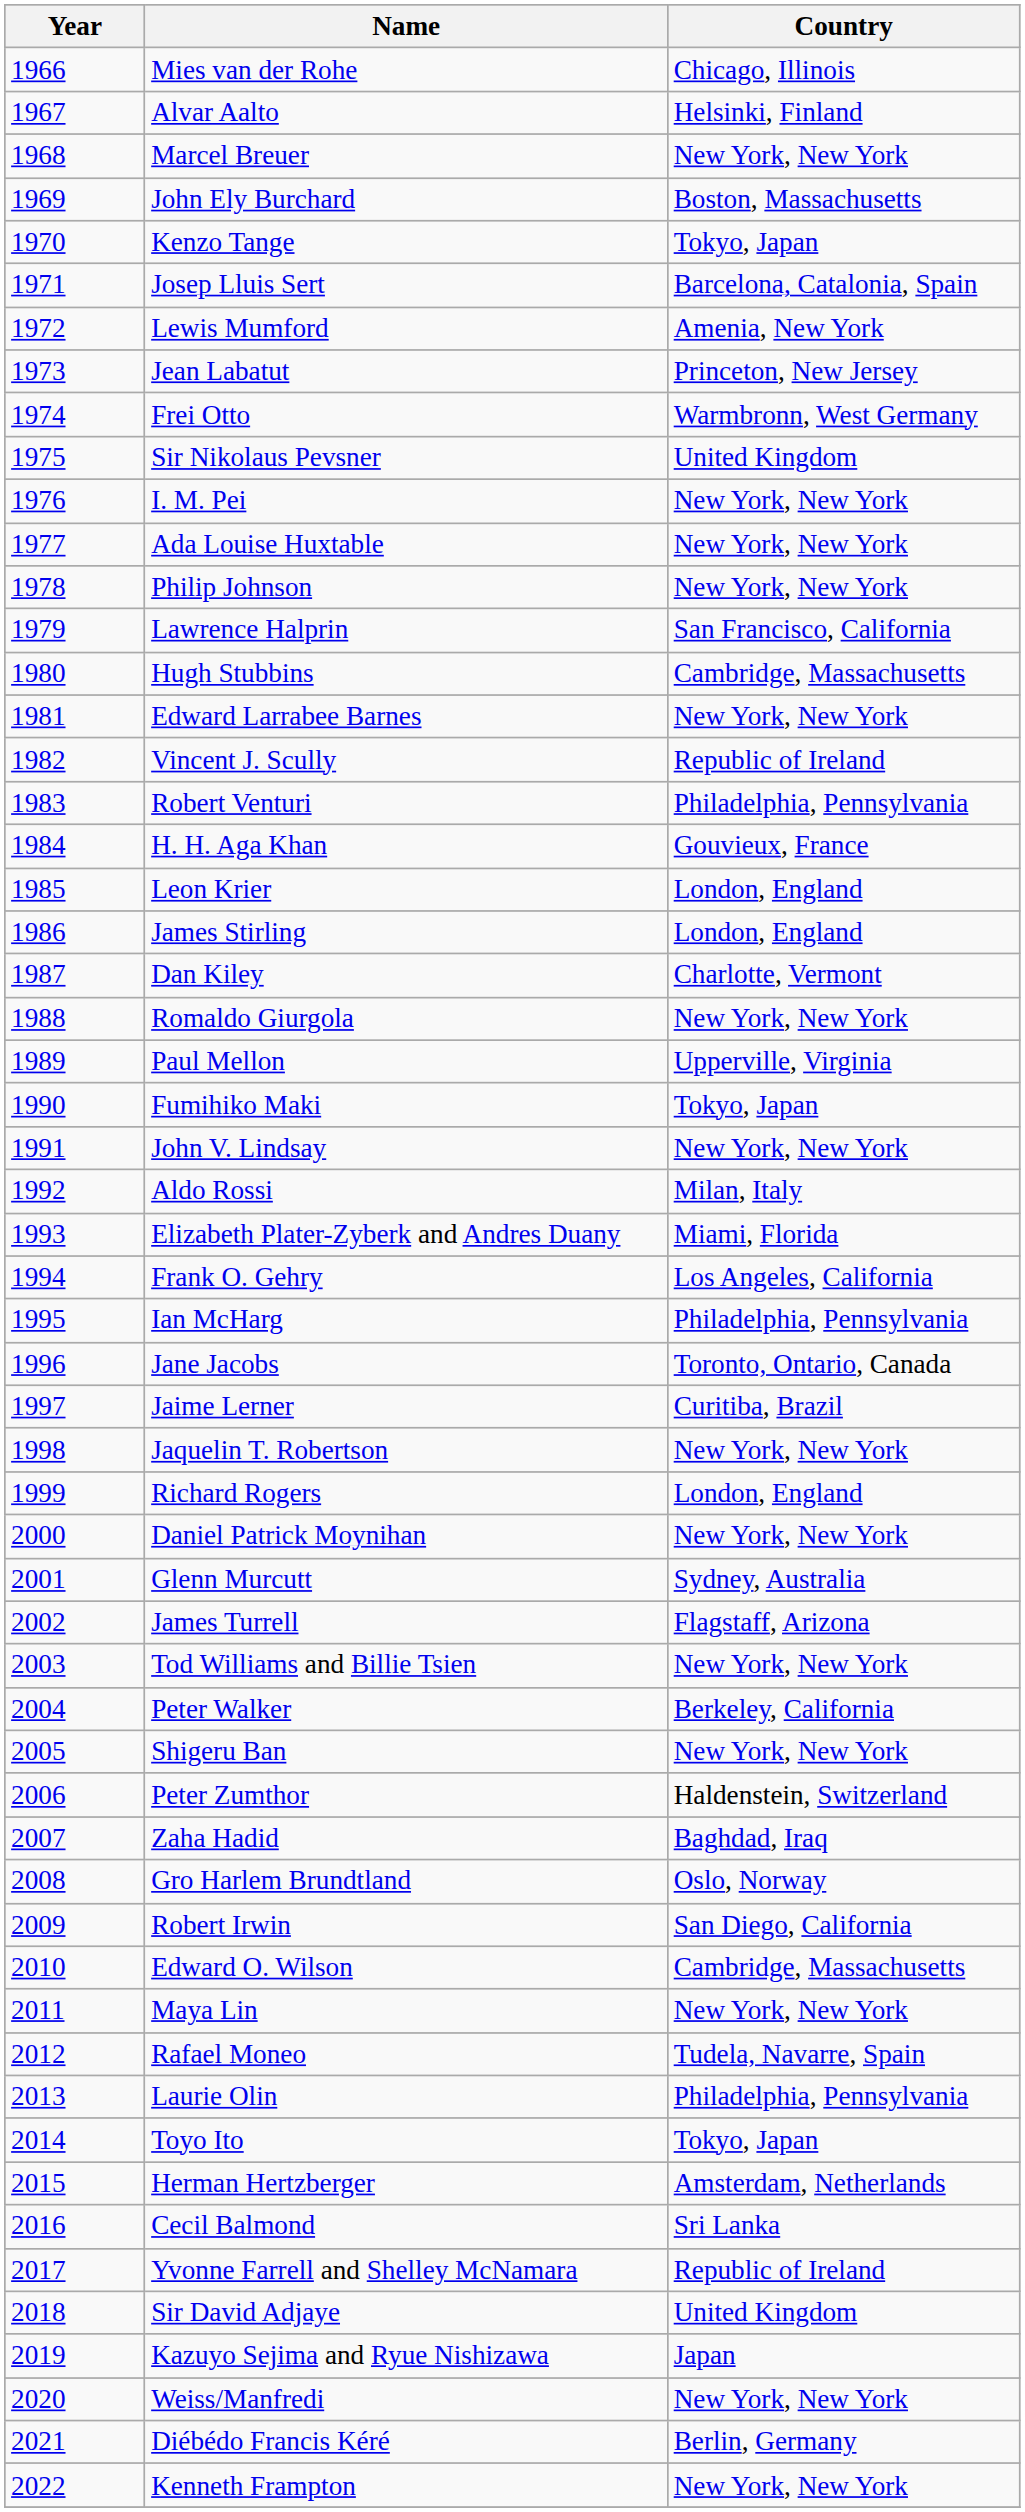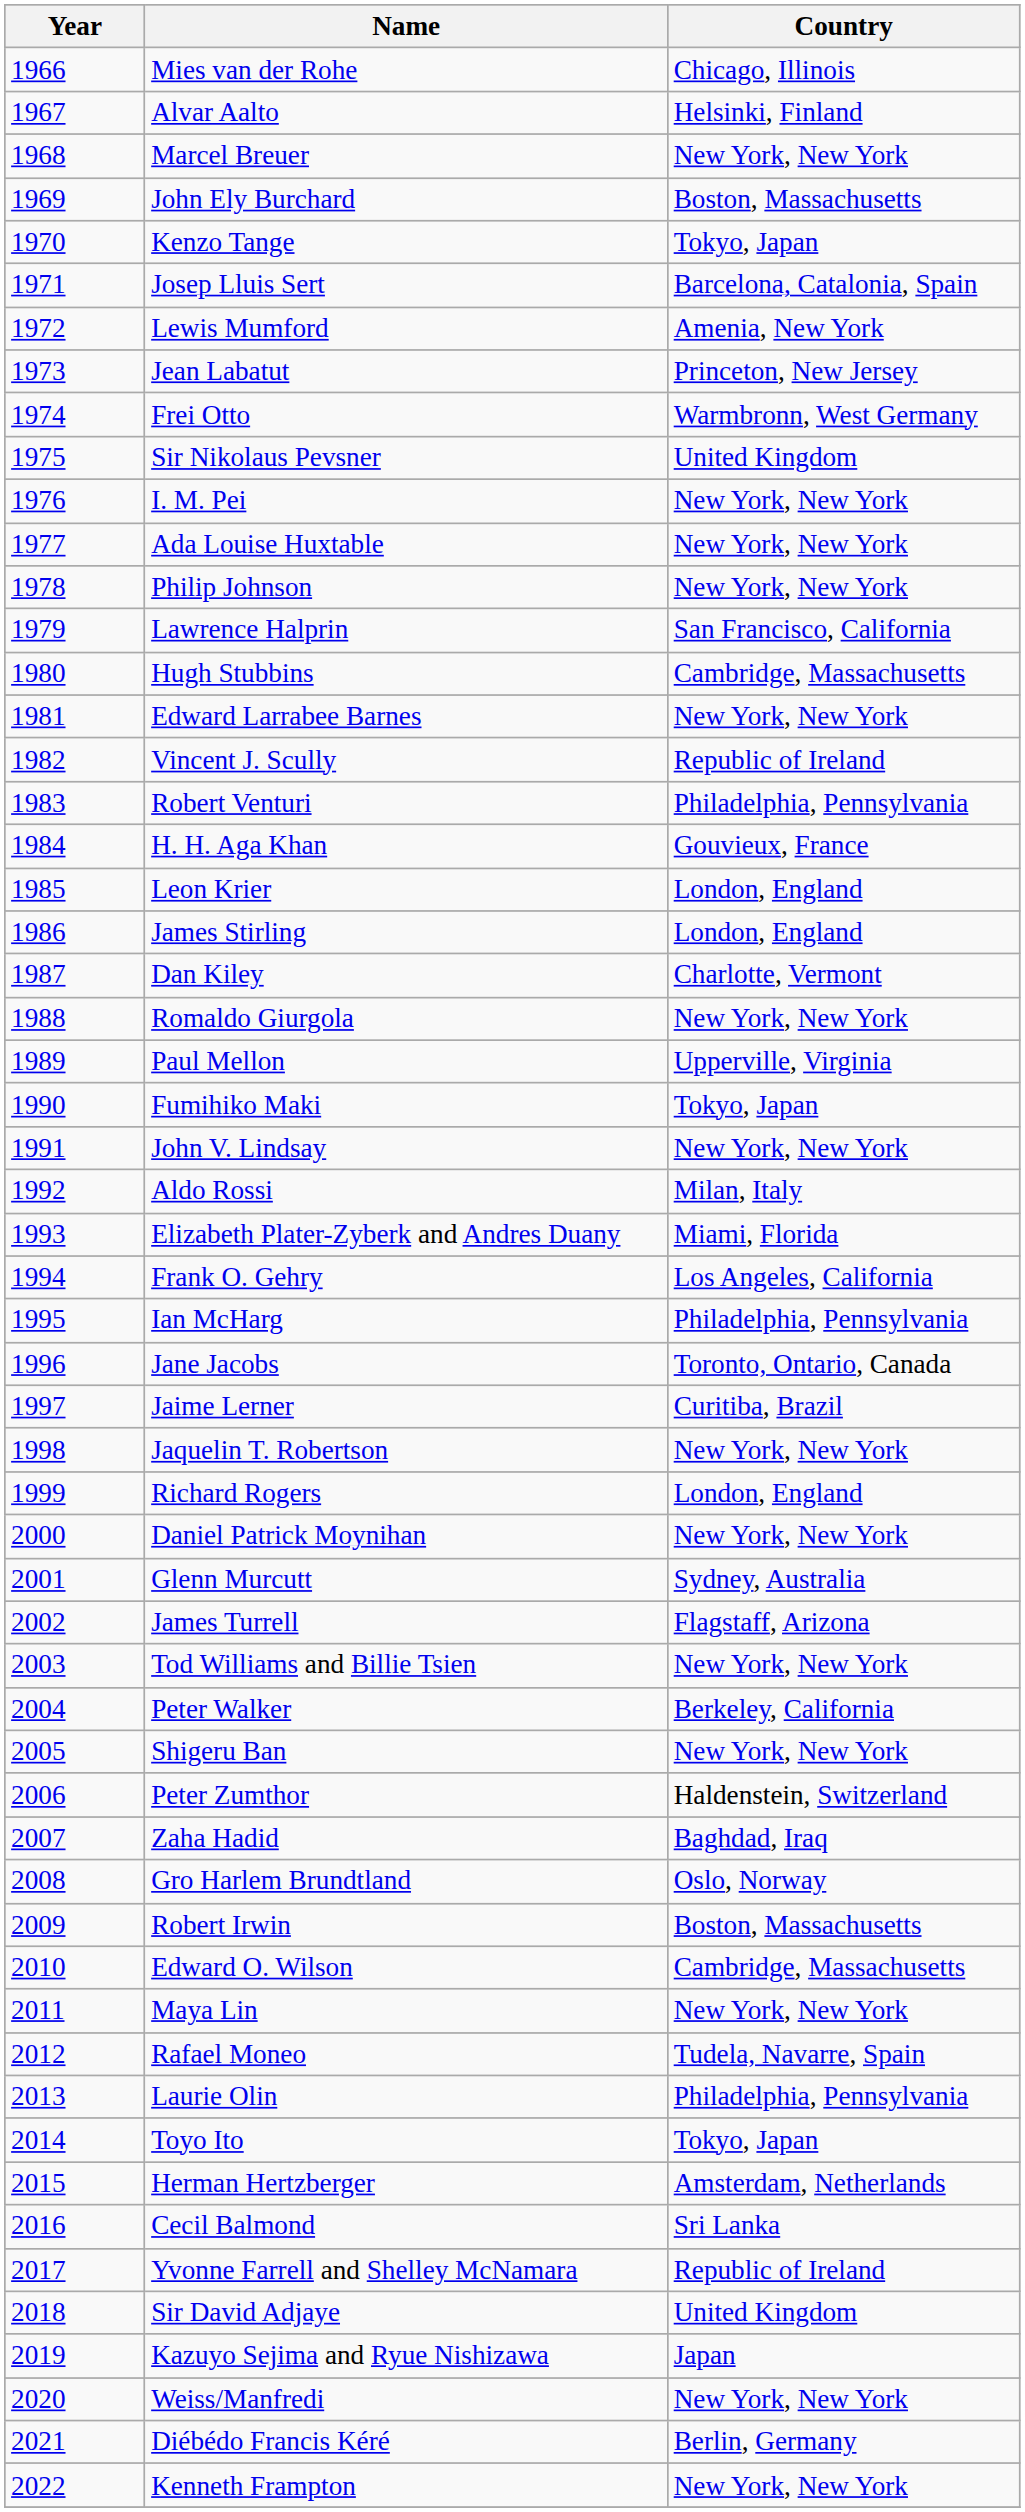(793, 1924) San Diego, California -> (798, 1924) Boston, Massachusetts
